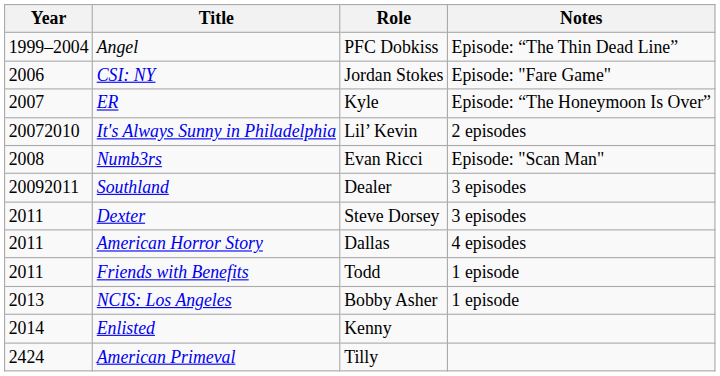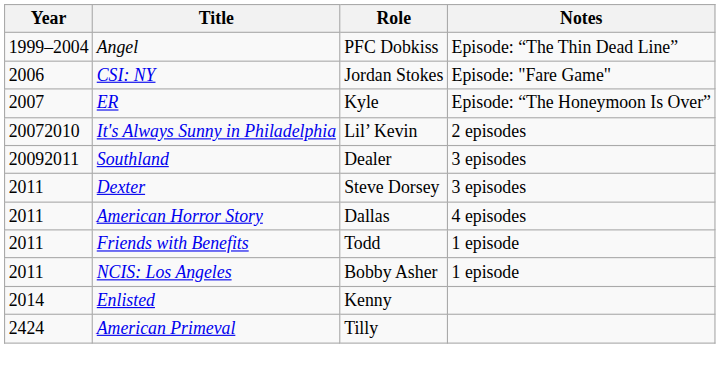- row: (129, 159)
(26, 300) 2013 -> (26, 272) 2011
